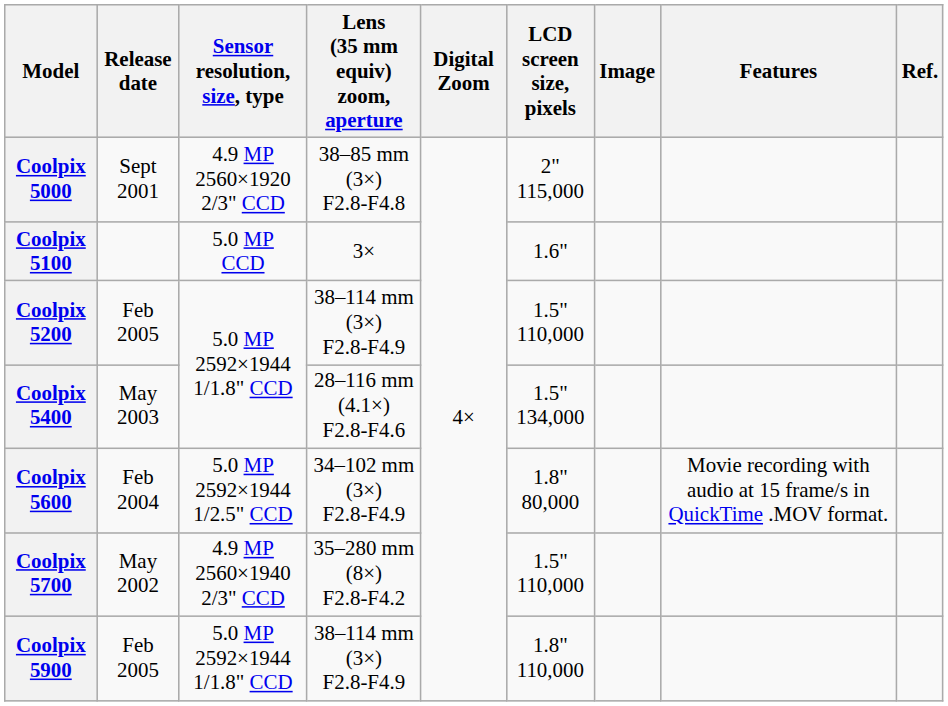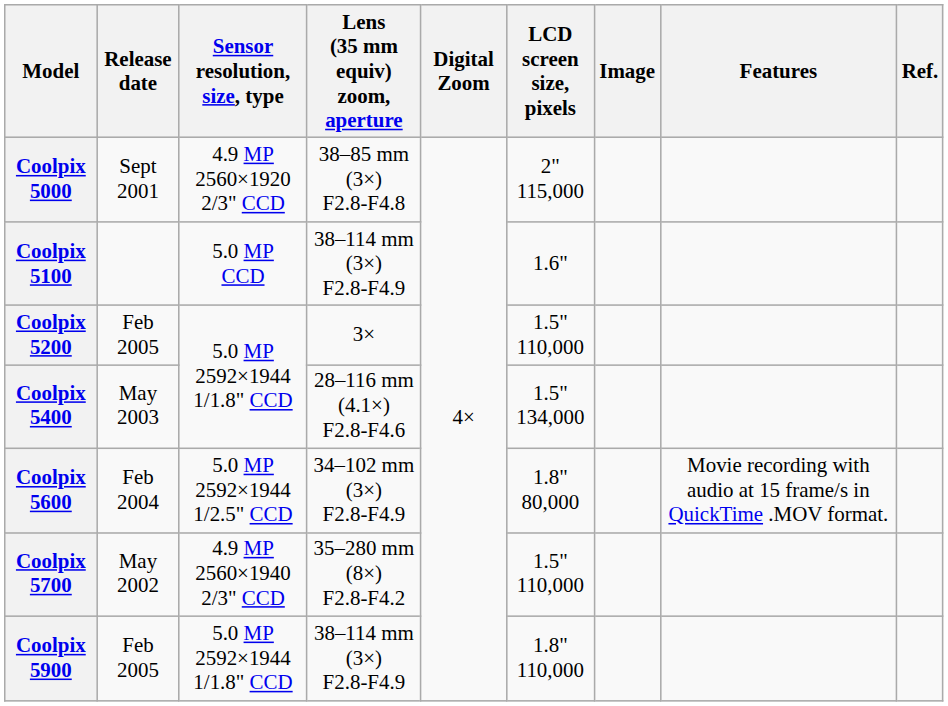(364, 250) 3× -> (364, 262) 38–114 mm (3×) F2.8-F4.9
(364, 322) 38–114 mm (3×) F2.8-F4.9 -> (364, 334) 3×
